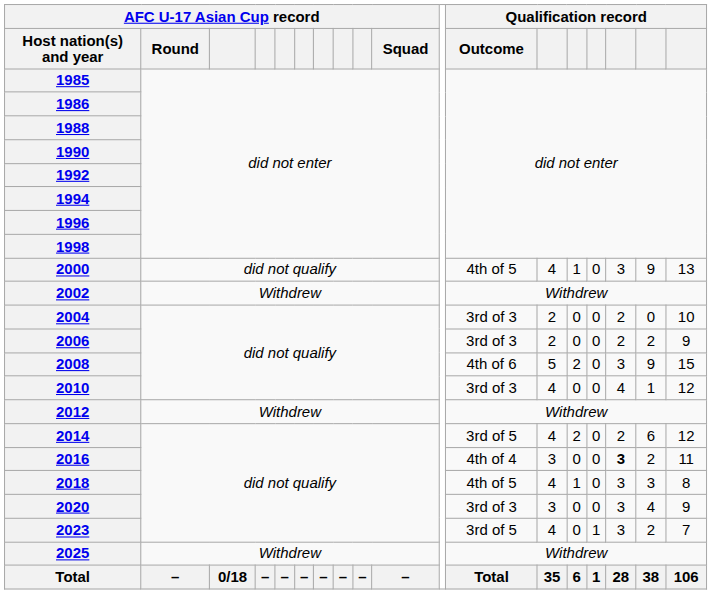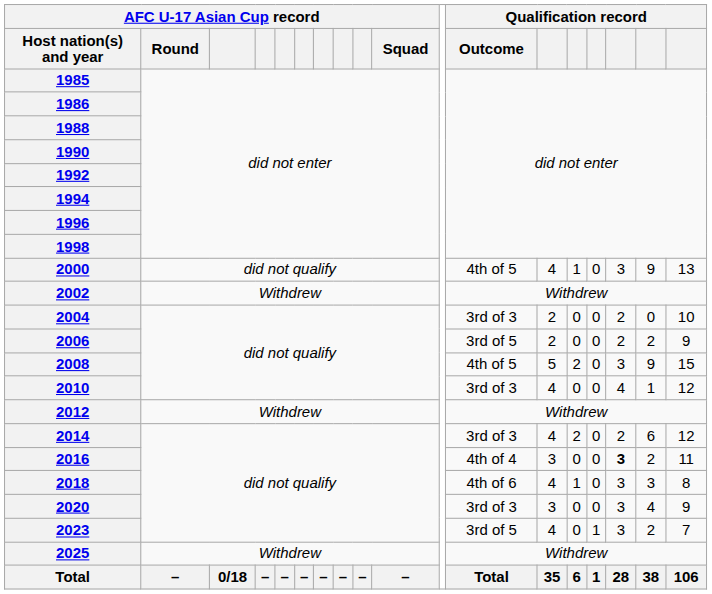(491, 341) 3rd of 3 -> (491, 341) 3rd of 5
(491, 365) 4th of 6 -> (491, 365) 4th of 5
(491, 436) 3rd of 5 -> (491, 436) 3rd of 3
(491, 483) 4th of 5 -> (491, 483) 4th of 6
